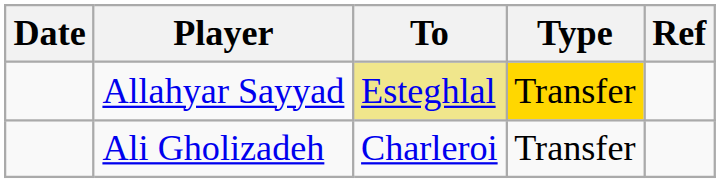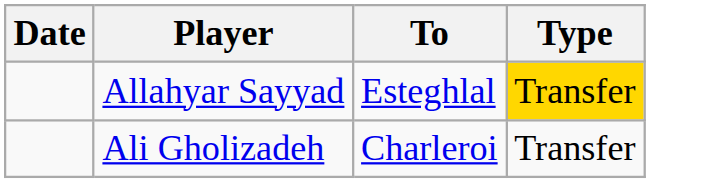- column: (679, 33)
(428, 90) khaki background -> (428, 90) no background
